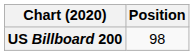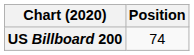(157, 38) 98 -> (157, 38) 74
